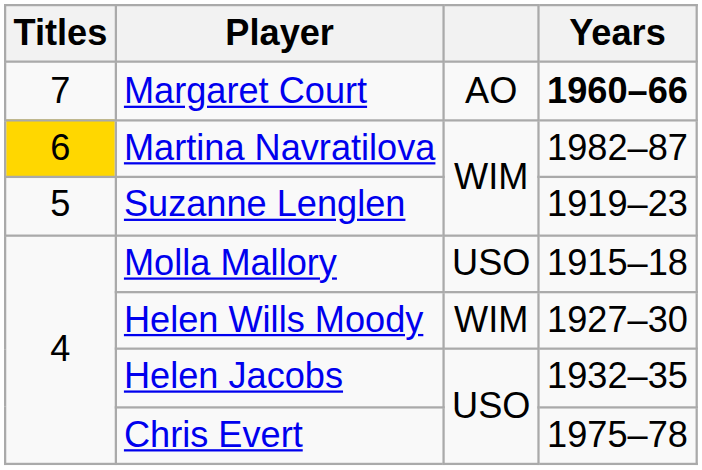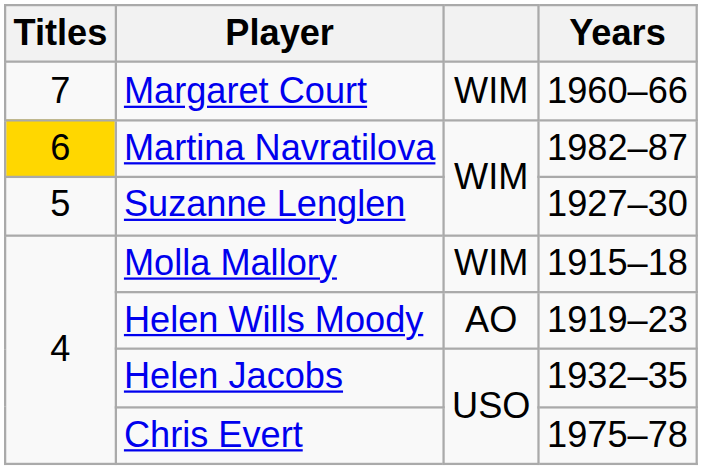(491, 90) AO -> (491, 90) WIM
(618, 90) bold -> (618, 90) normal
(618, 205) 1919–23 -> (618, 205) 1927–30
(491, 262) USO -> (491, 262) WIM
(491, 319) WIM -> (491, 319) AO
(618, 319) 1927–30 -> (618, 319) 1919–23
